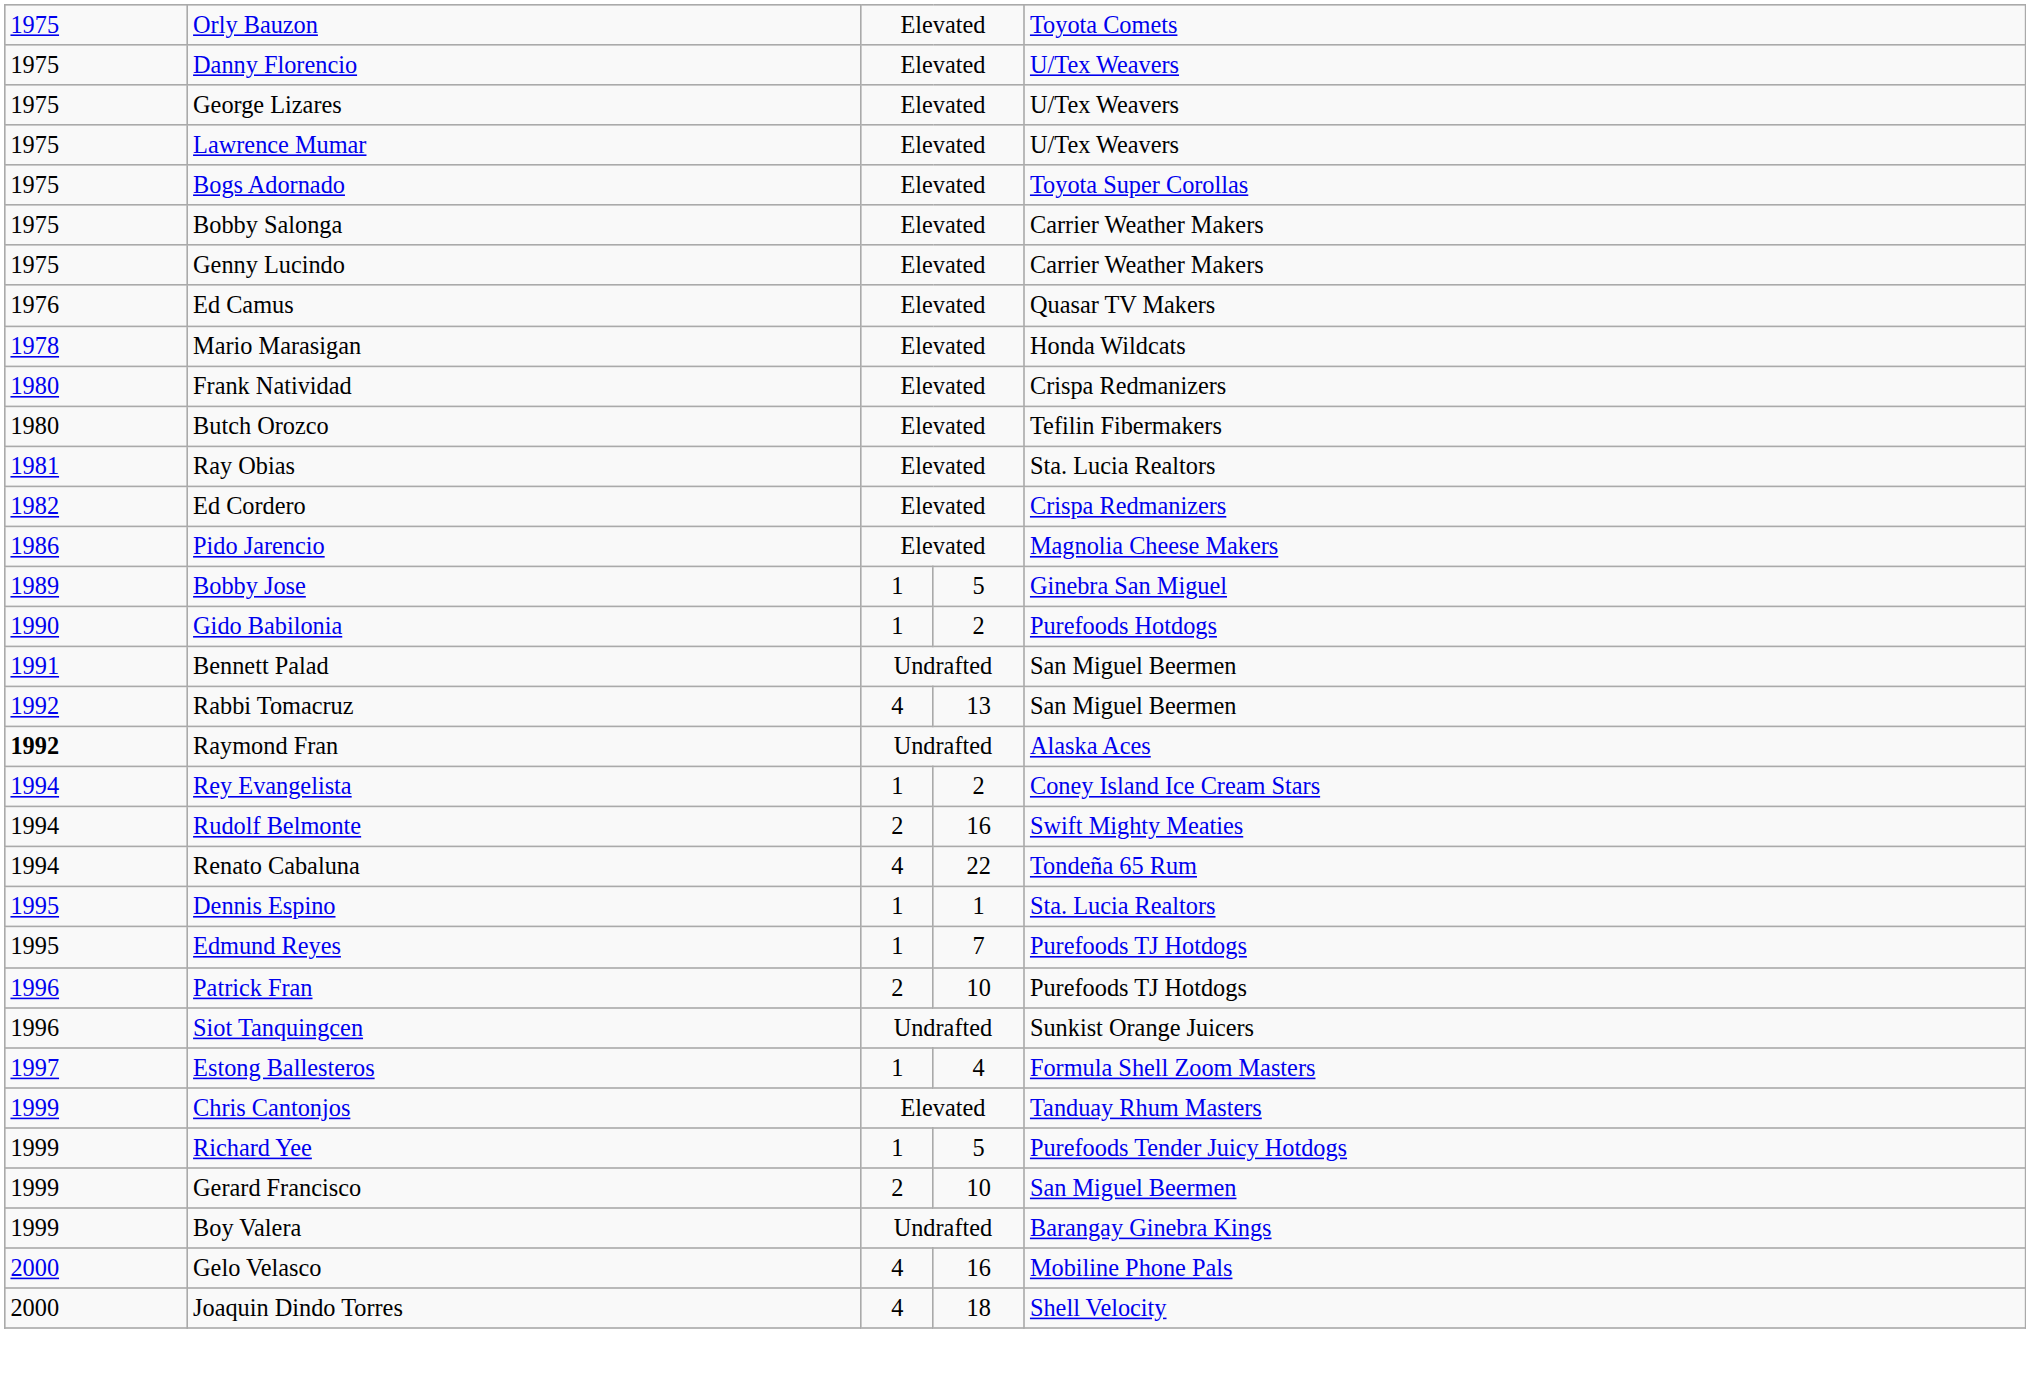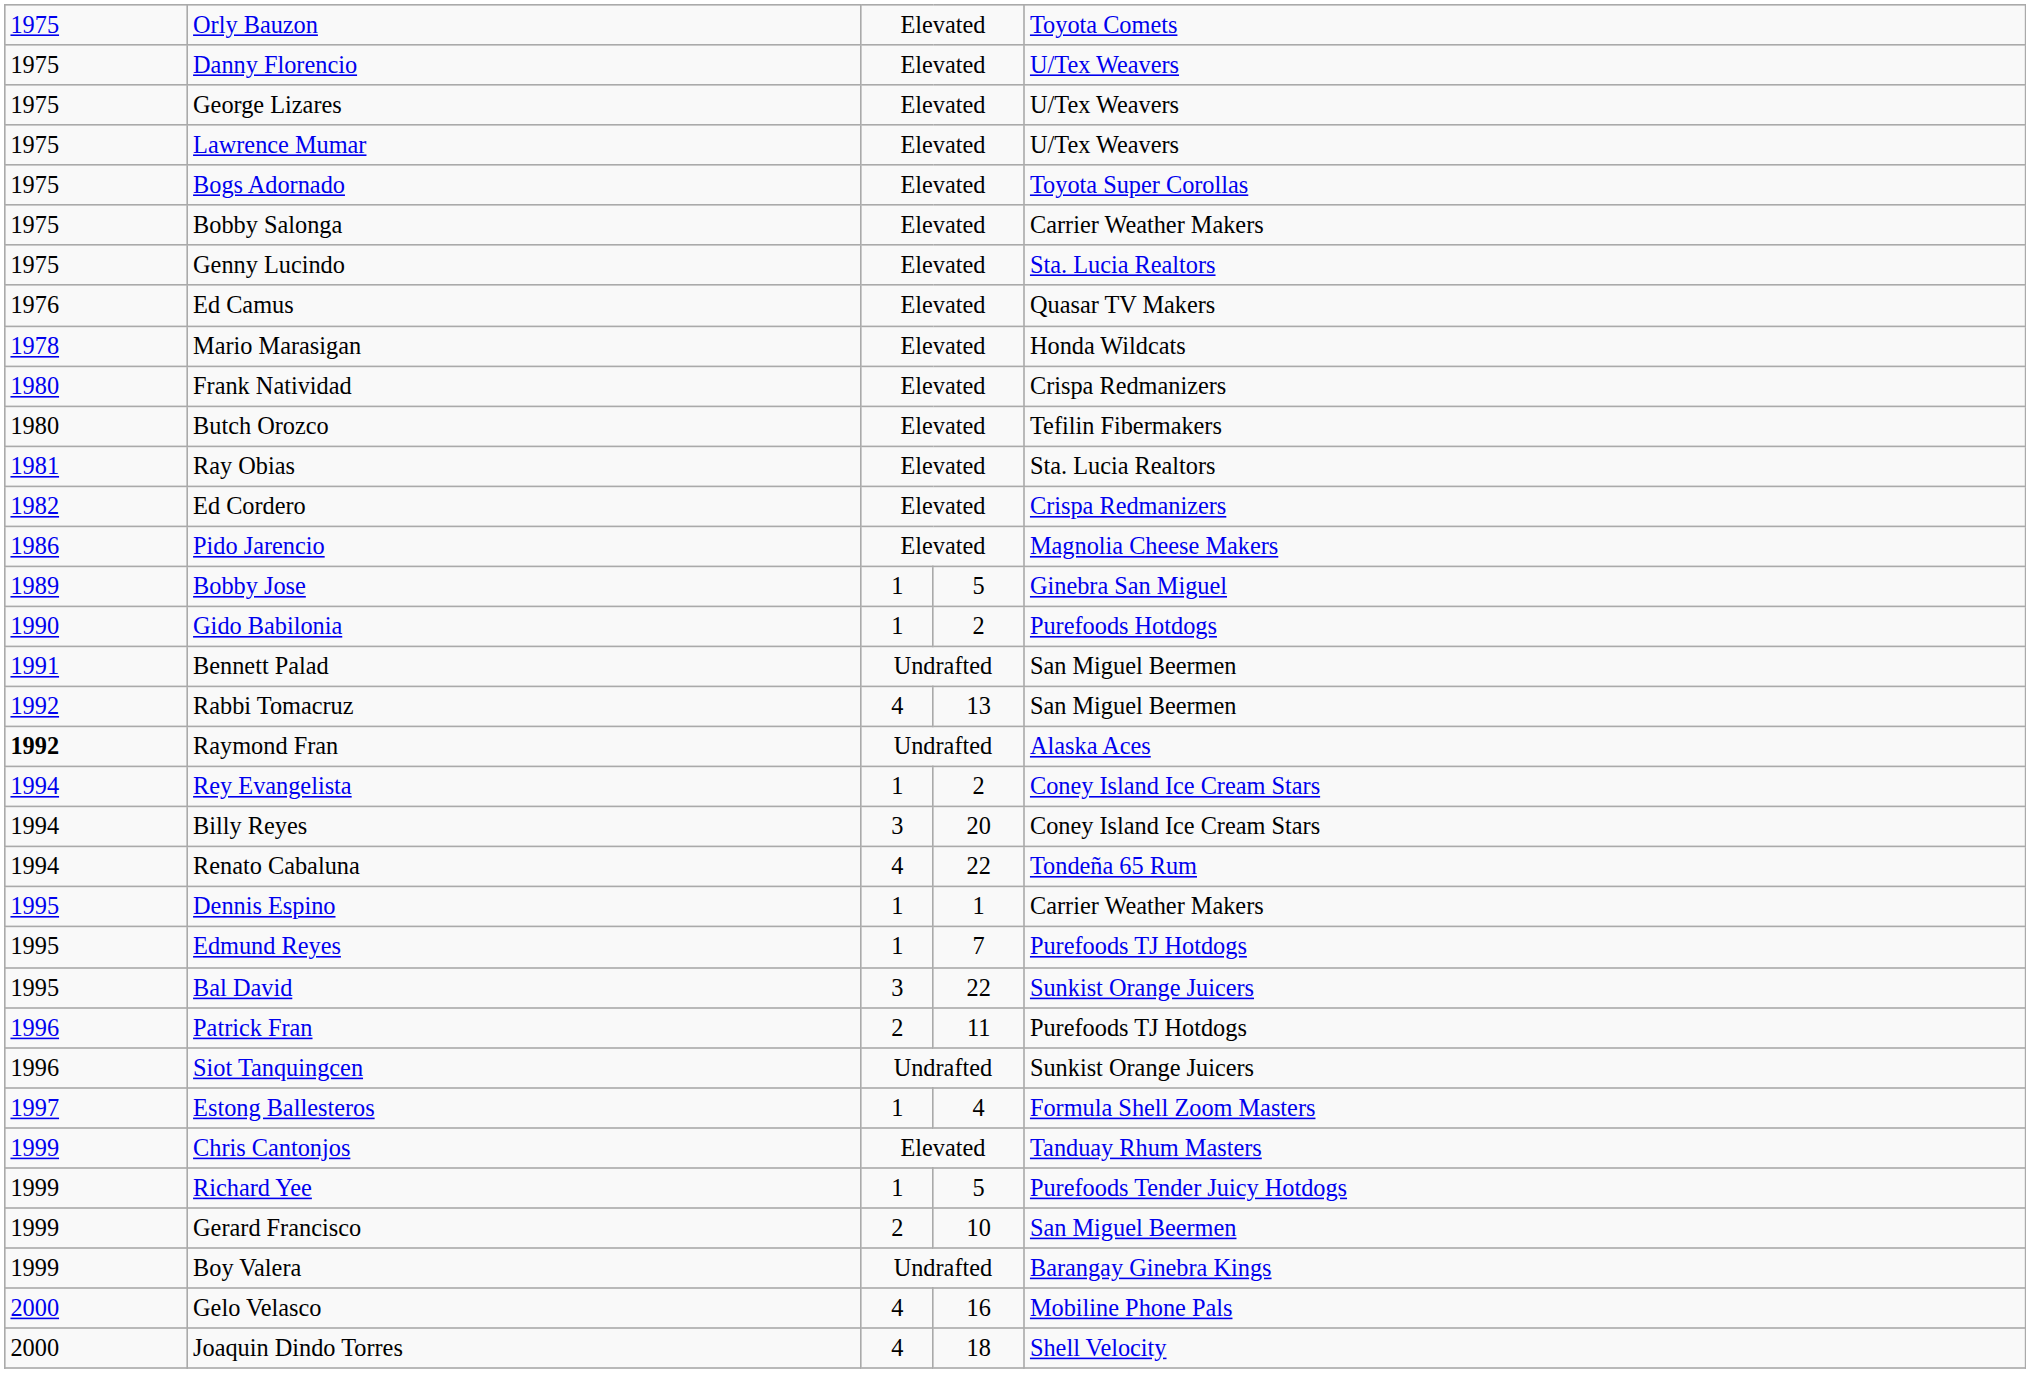(1147, 265) Carrier Weather Makers -> (1123, 265) Sta. Lucia Realtors
- row: (277, 826)
+ row: (250, 826)
(1123, 906) Sta. Lucia Realtors -> (1147, 906) Carrier Weather Makers
+ row: (243, 987)
(979, 987) 10 -> (979, 1027) 11
